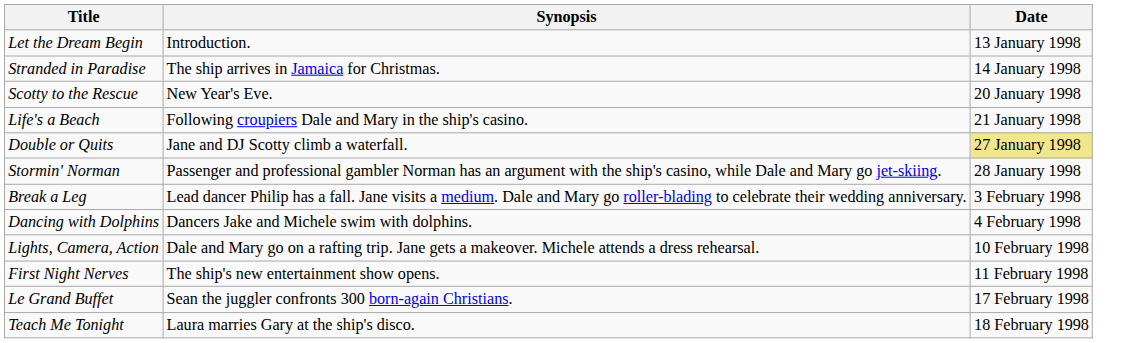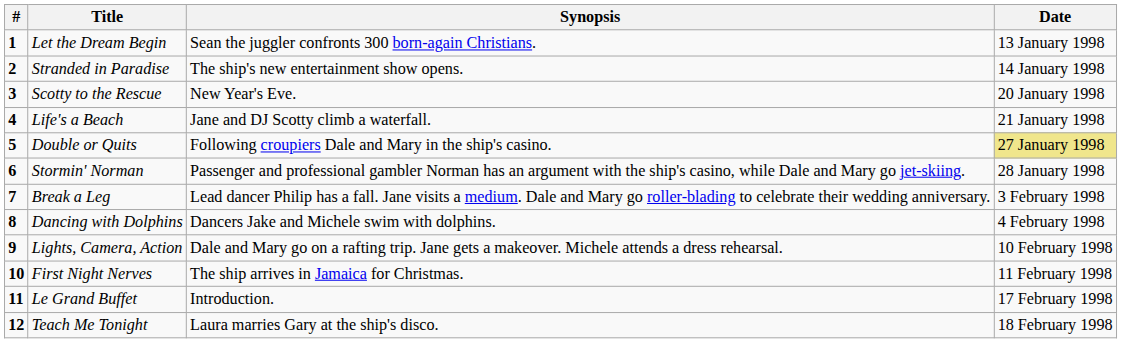+ column: (16, 17)
(208, 42) Introduction. -> (363, 42) Sean the juggler confronts 300 born-again Christians.
(303, 68) The ship arrives in Jamaica for Christmas. -> (327, 68) The ship's new entertainment show opens.
(347, 119) Following croupiers Dale and Mary in the ship's casino. -> (311, 119) Jane and DJ Scotty climb a waterfall.
(287, 145) Jane and DJ Scotty climb a waterfall. -> (371, 145) Following croupiers Dale and Mary in the ship's casino.
(303, 273) The ship's new entertainment show opens. -> (327, 273) The ship arrives in Jamaica for Christmas.
(340, 299) Sean the juggler confronts 300 born-again Christians. -> (232, 299) Introduction.
